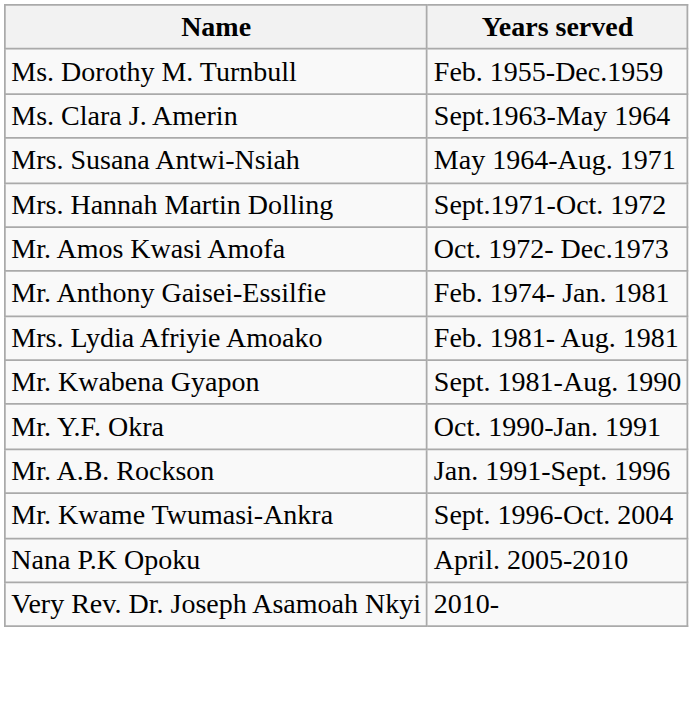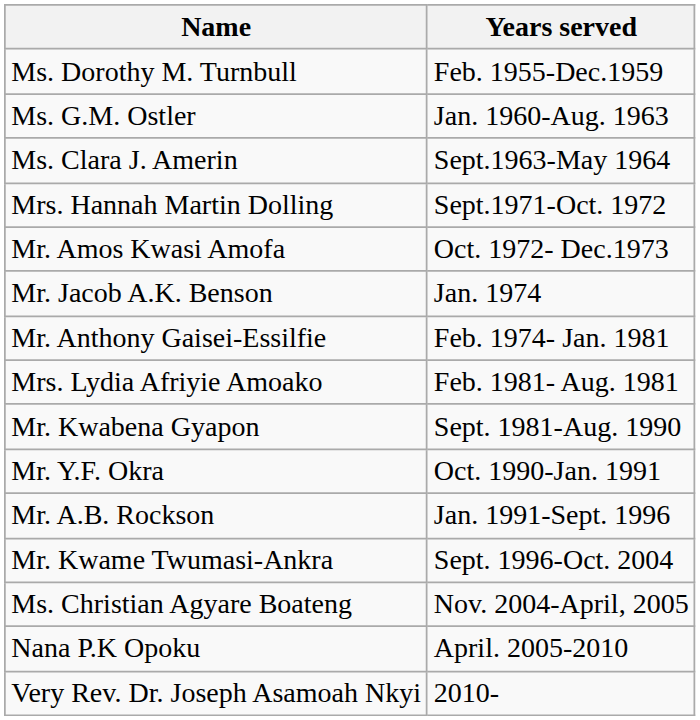+ row: (104, 115)
- row: (156, 159)
+ row: (142, 293)
+ row: (182, 603)
